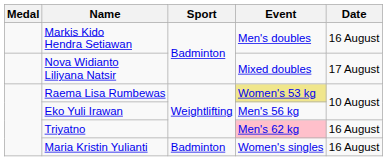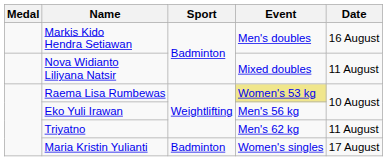(354, 69) 17 August -> (354, 69) 11 August
(268, 129) pink background -> (268, 129) no background
(354, 129) 16 August -> (354, 129) 11 August
(354, 147) 16 August -> (354, 147) 17 August
